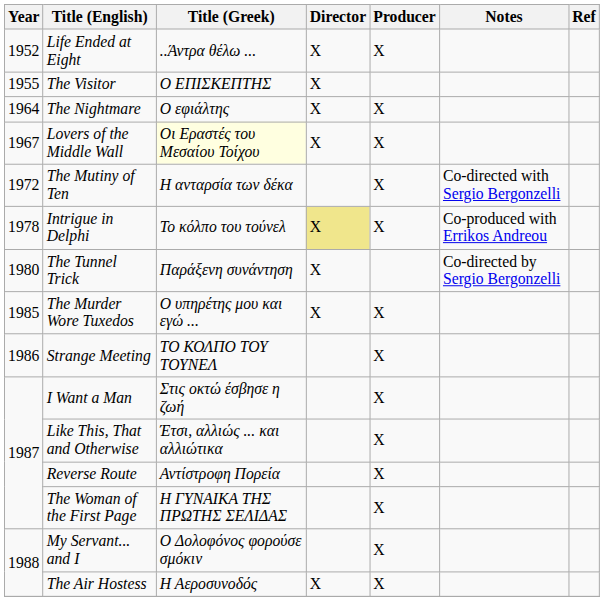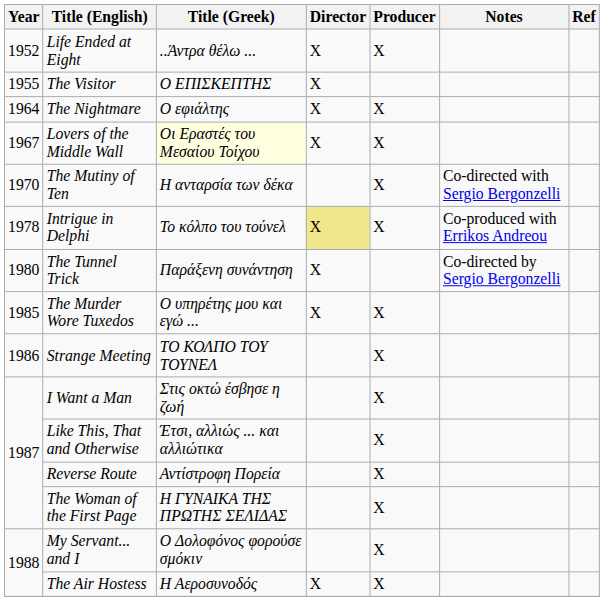(24, 185) 1972 -> (24, 185) 1970
